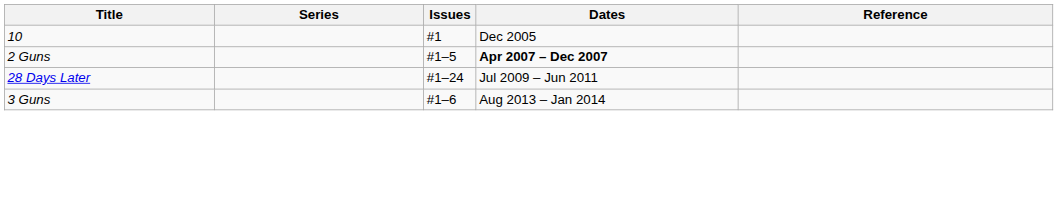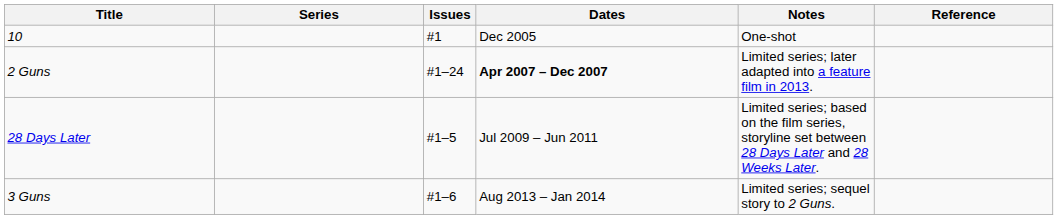+ column: (806, 15)
(442, 57) #1–5 -> (445, 72) #1–24
(445, 78) #1–24 -> (442, 137) #1–5
